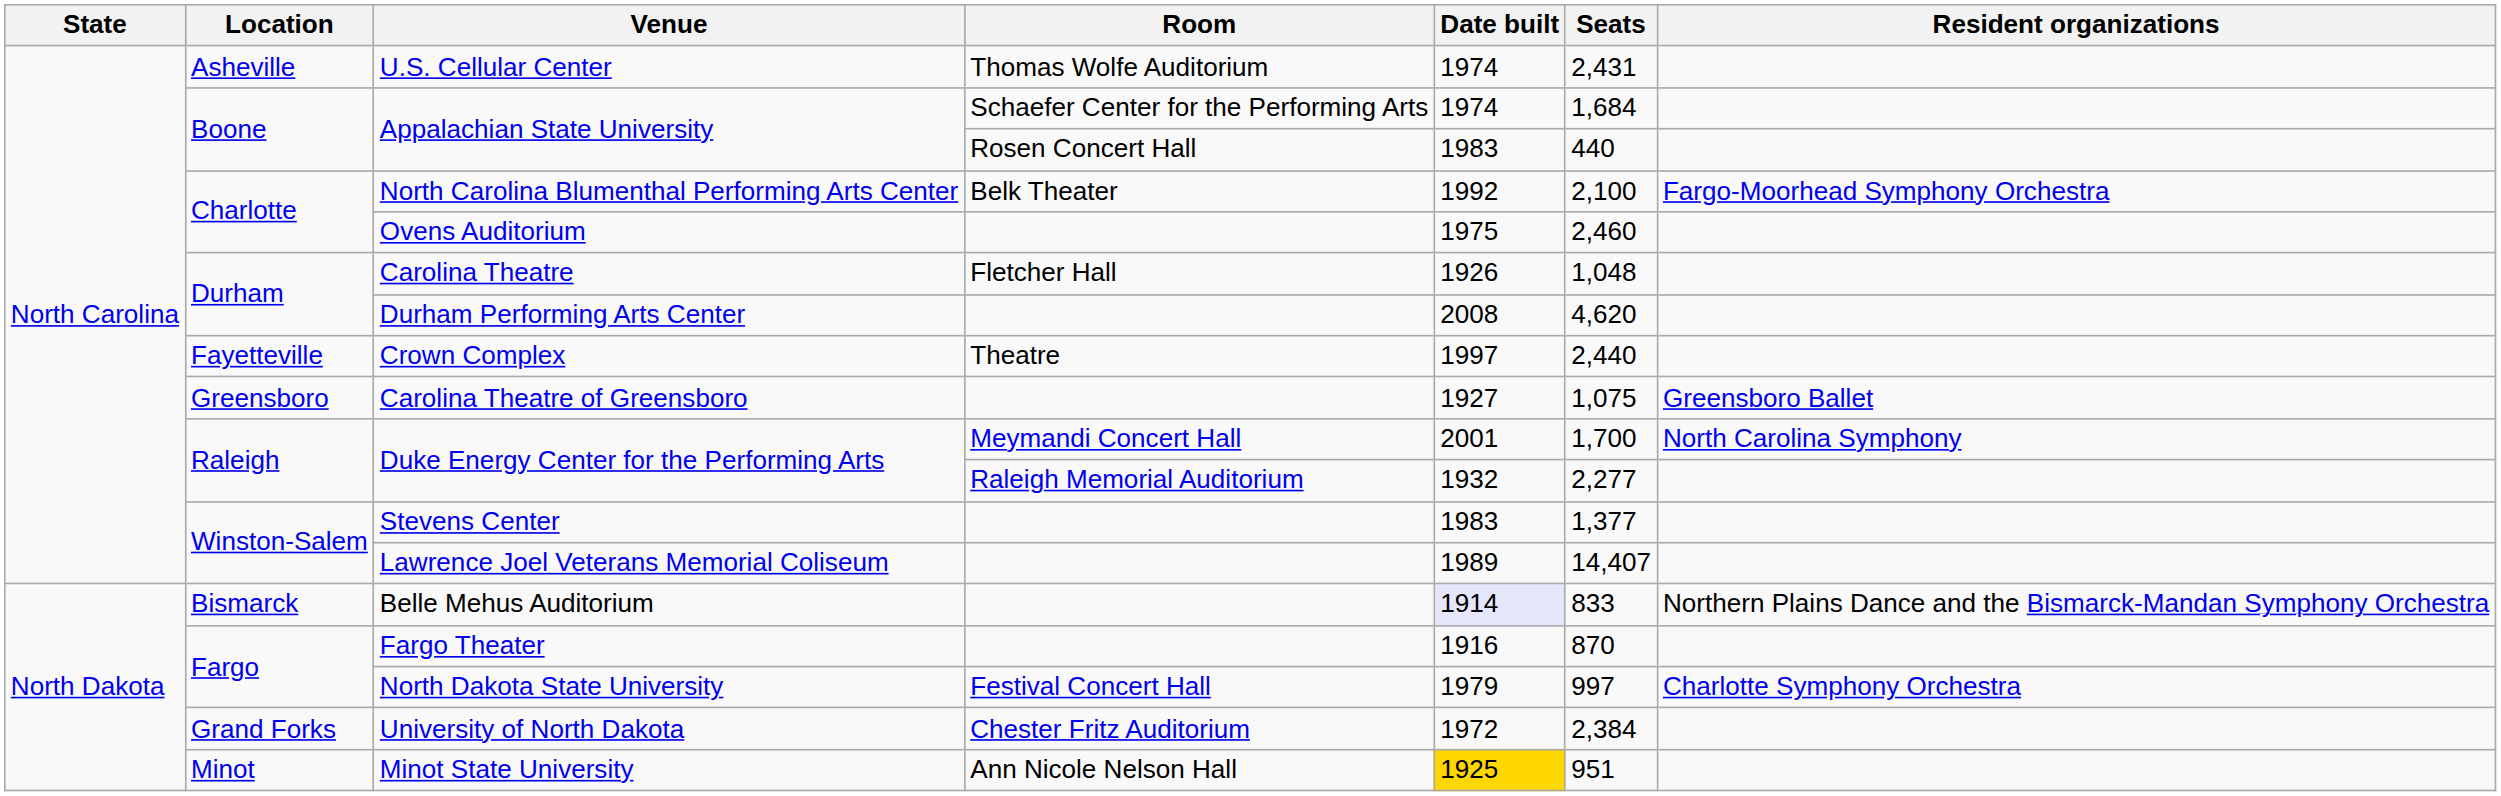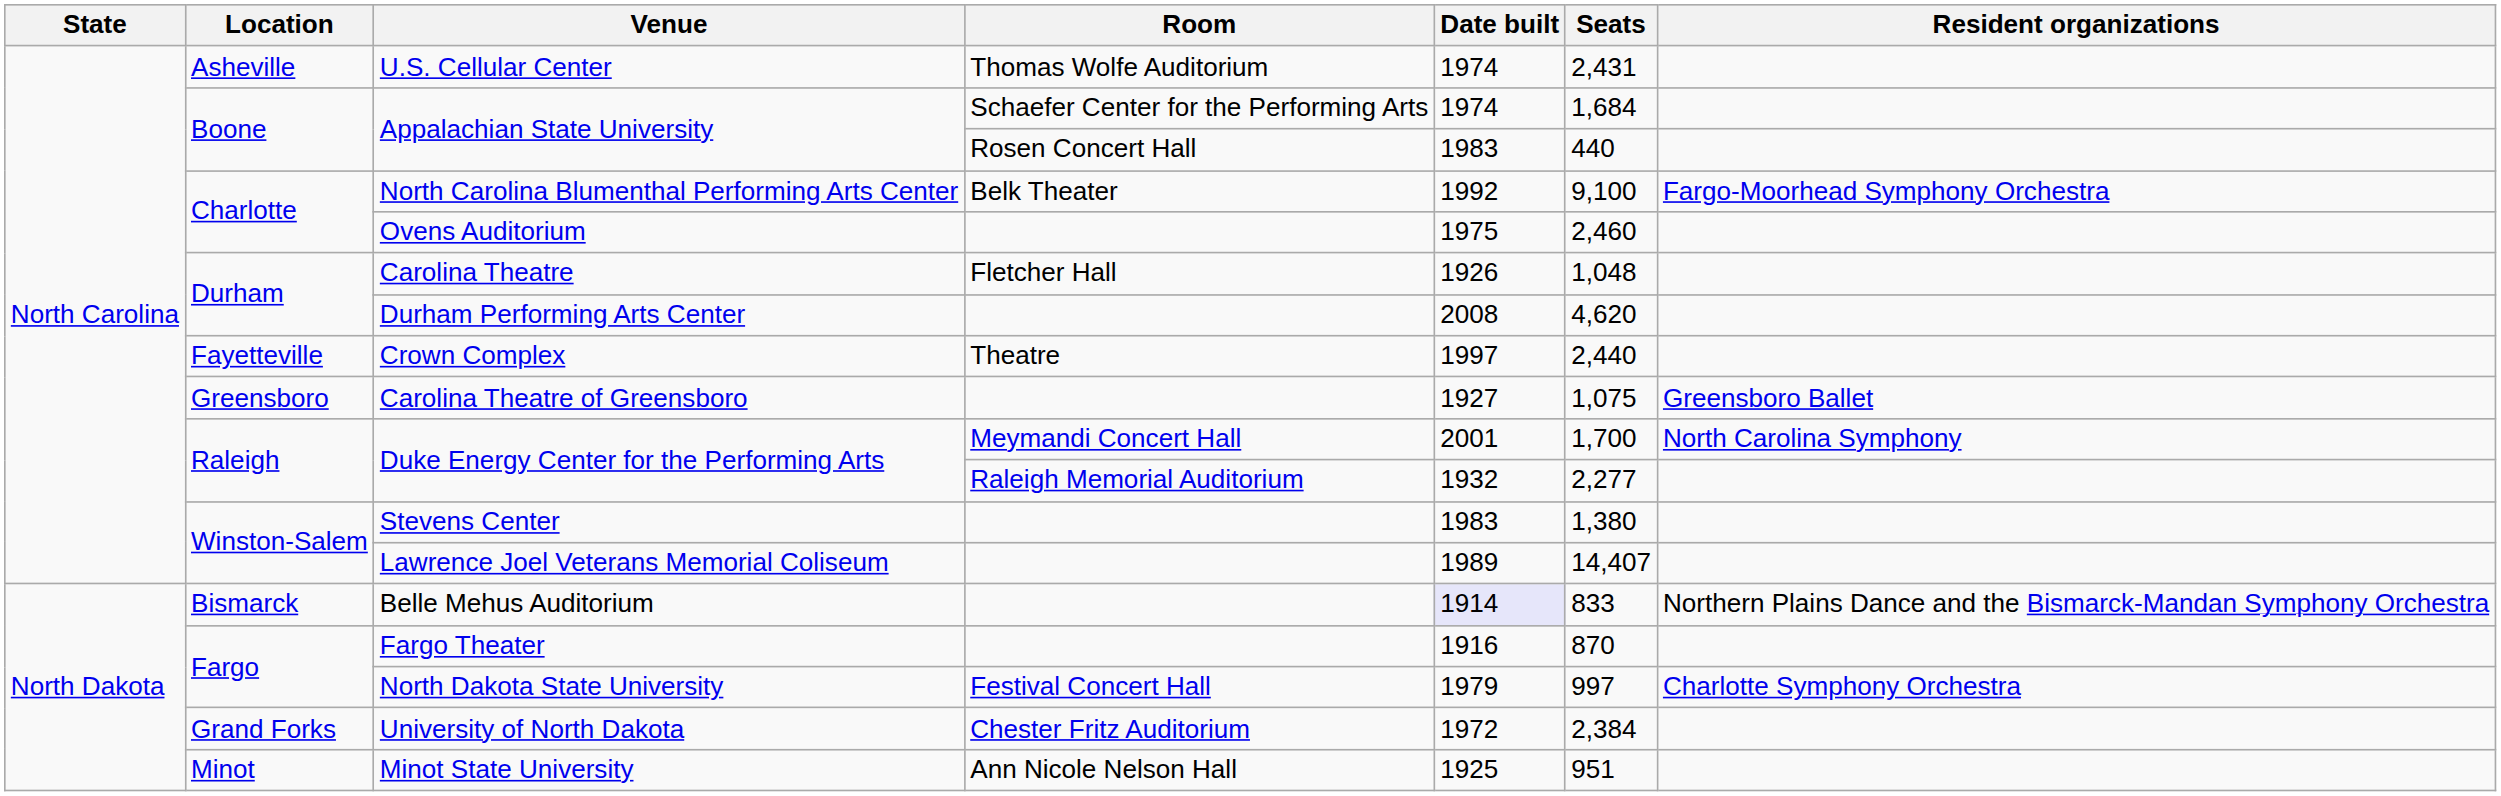(1604, 190) 2,100 -> (1604, 190) 9,100
(1604, 521) 1,377 -> (1604, 521) 1,380
(1469, 769) gold background -> (1469, 769) no background
